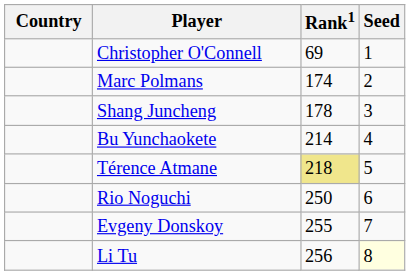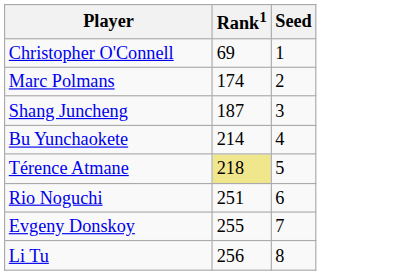- column: (49, 21)
(319, 110) 178 -> (230, 110) 187
(319, 197) 250 -> (230, 197) 251
(368, 255) lightyellow background -> (280, 255) no background
